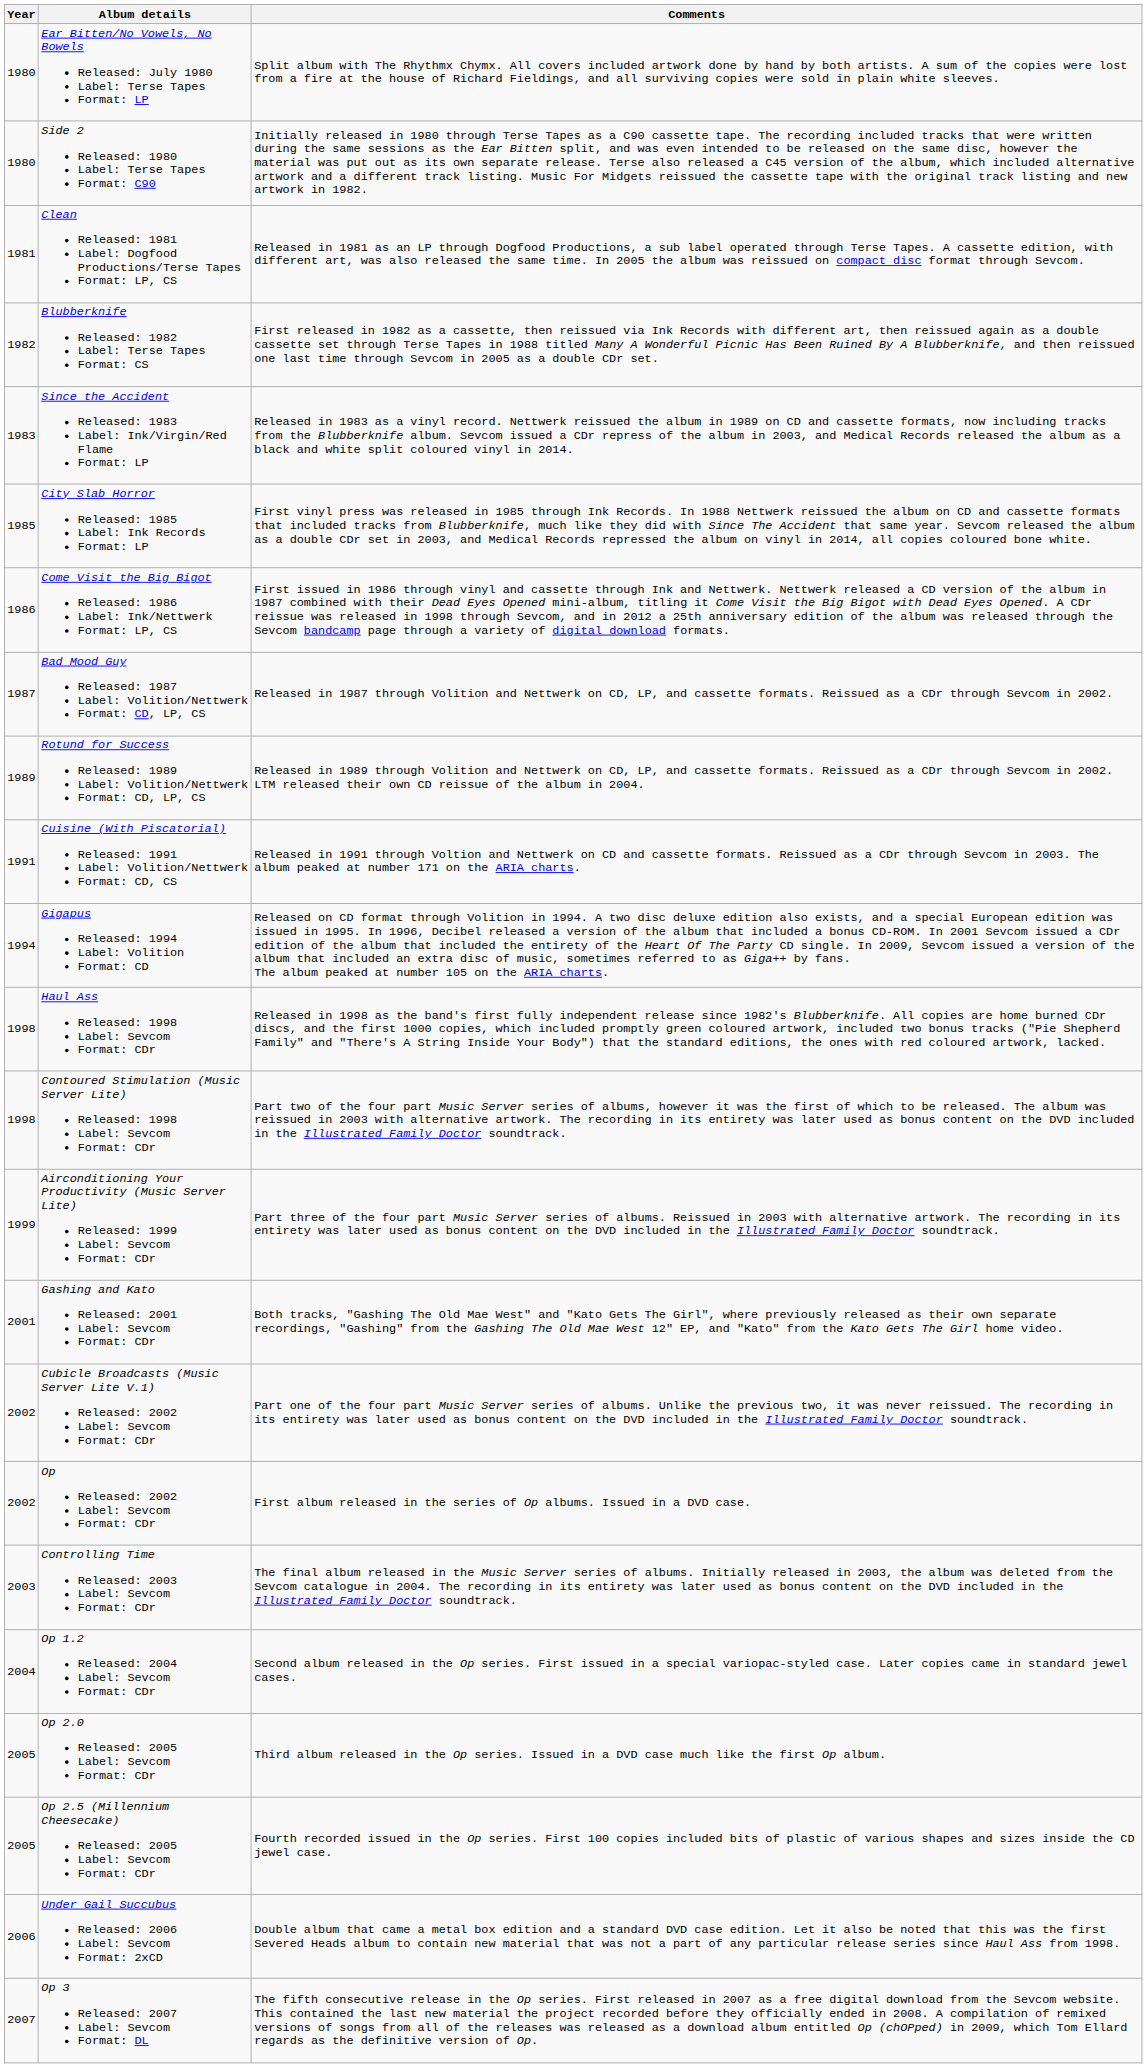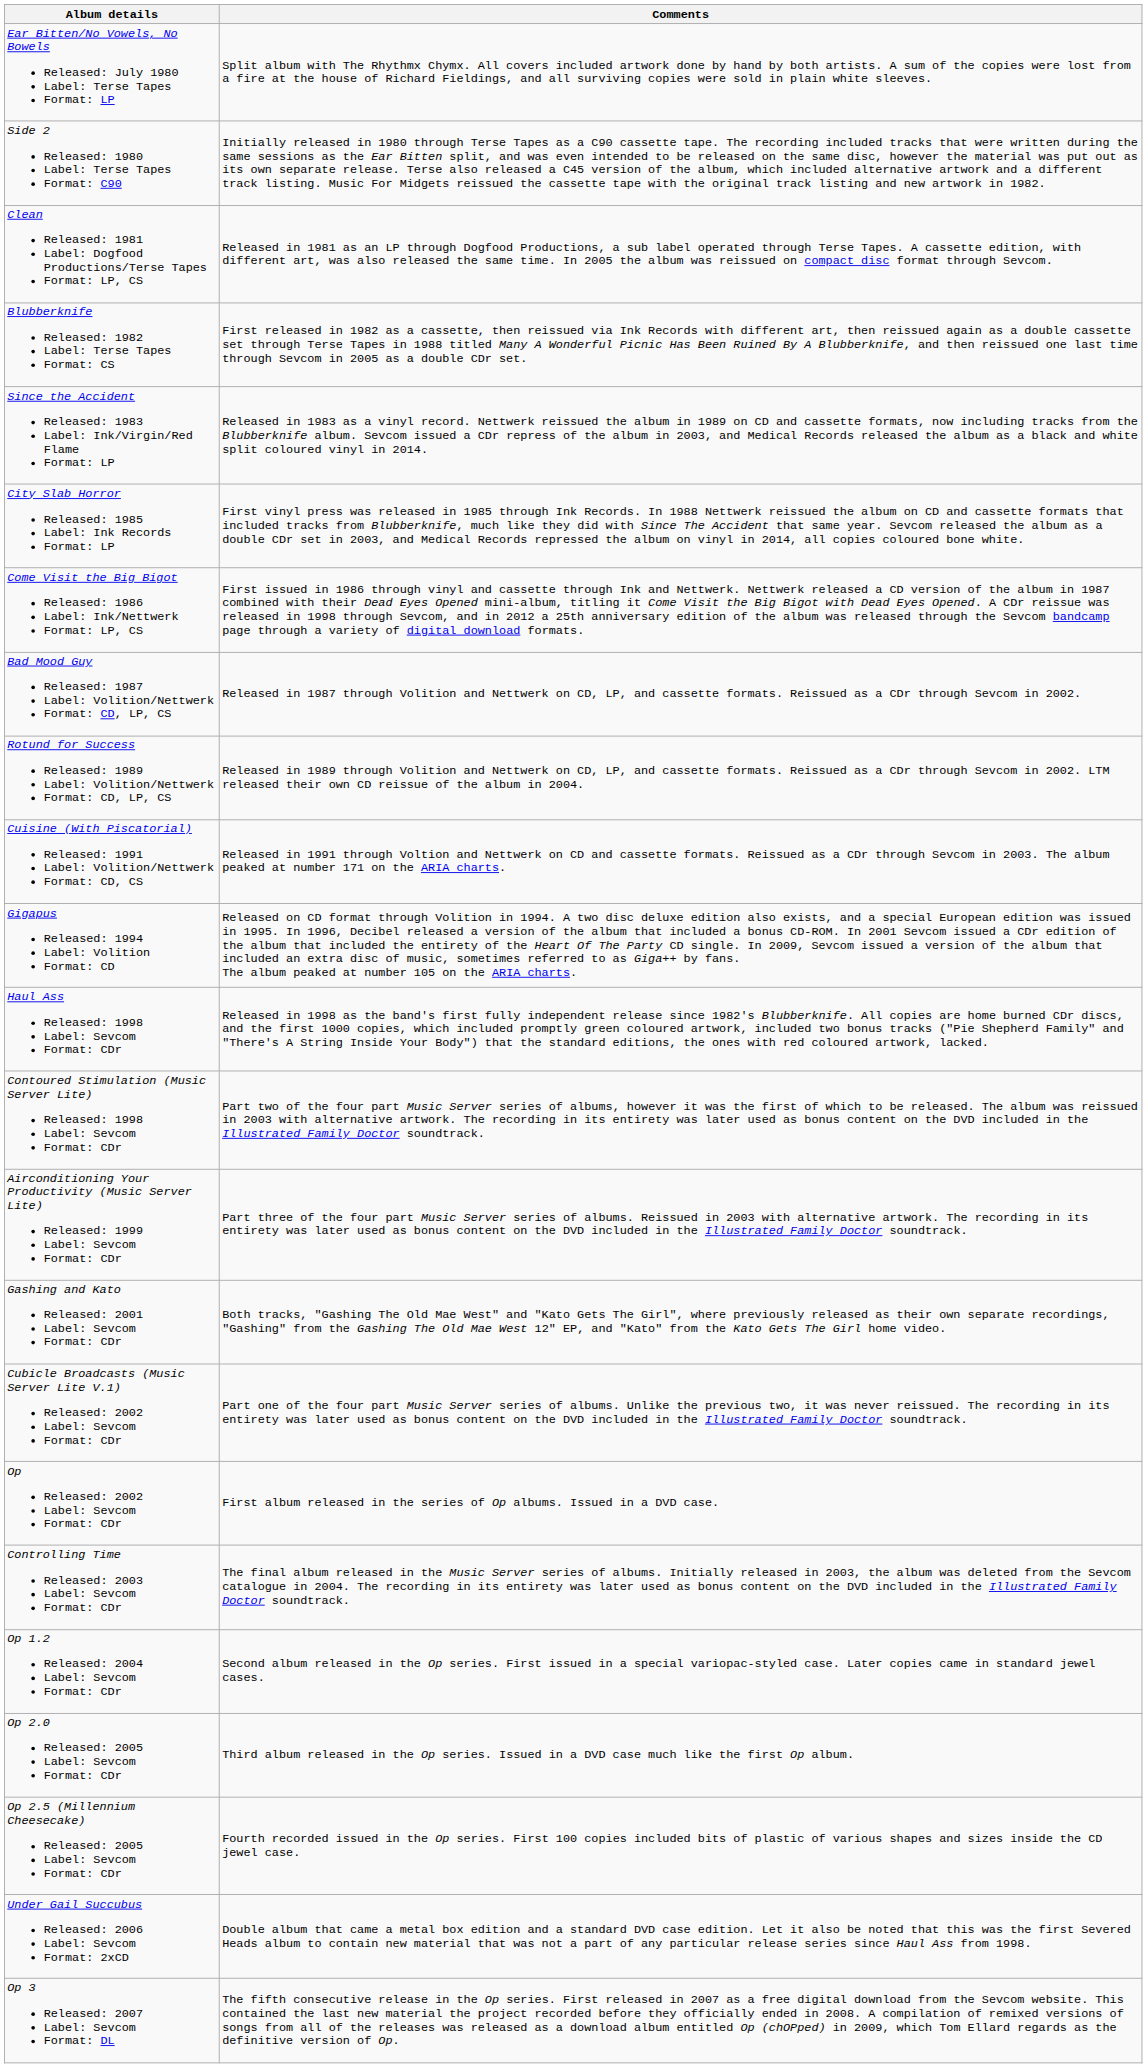- column: (21, 14)
